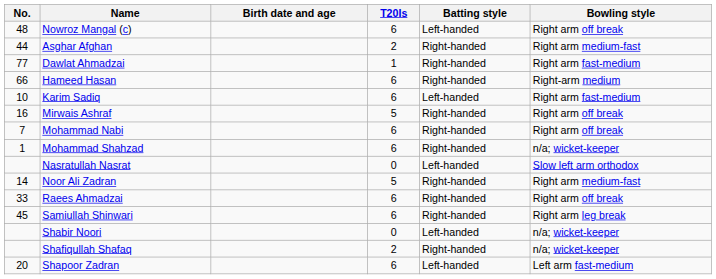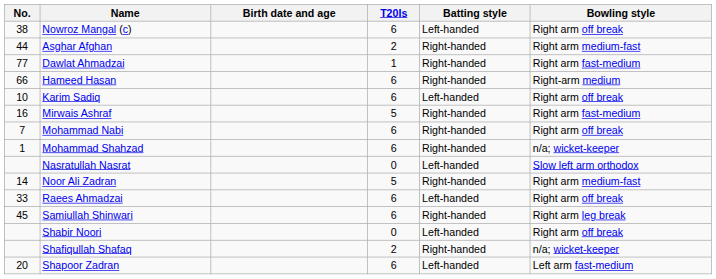(22, 30) 48 -> (22, 30) 38
(587, 97) Right arm fast-medium -> (578, 97) Right arm off break
(578, 114) Right arm off break -> (587, 114) Right arm fast-medium
(454, 198) Right-handed -> (450, 198) Left-handed
(576, 232) n/a; wicket-keeper -> (578, 232) Right arm off break
